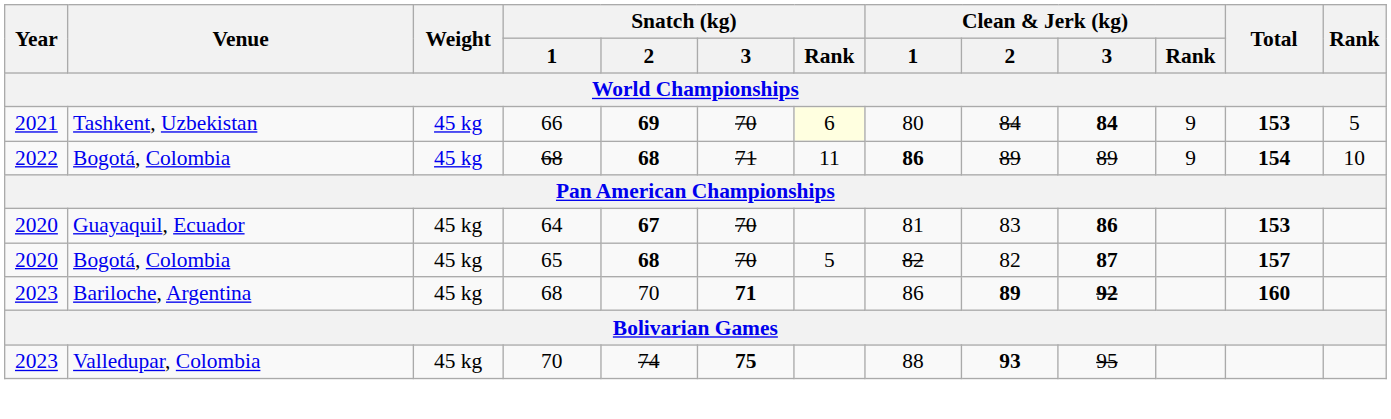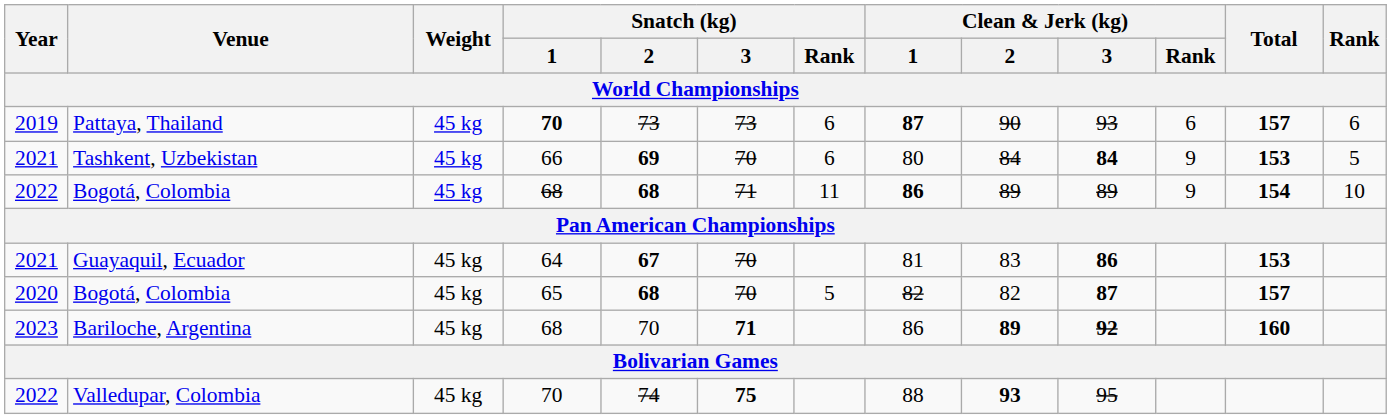+ row: (148, 123)
(829, 123) lightyellow background -> (829, 157) no background
(36, 225) 2020 -> (36, 259) 2021
(36, 361) 2023 -> (36, 395) 2022
